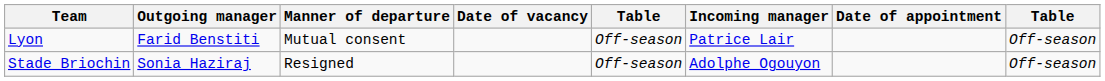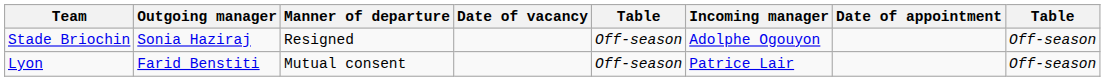rows swapped: (26, 40) <-> (69, 64)
